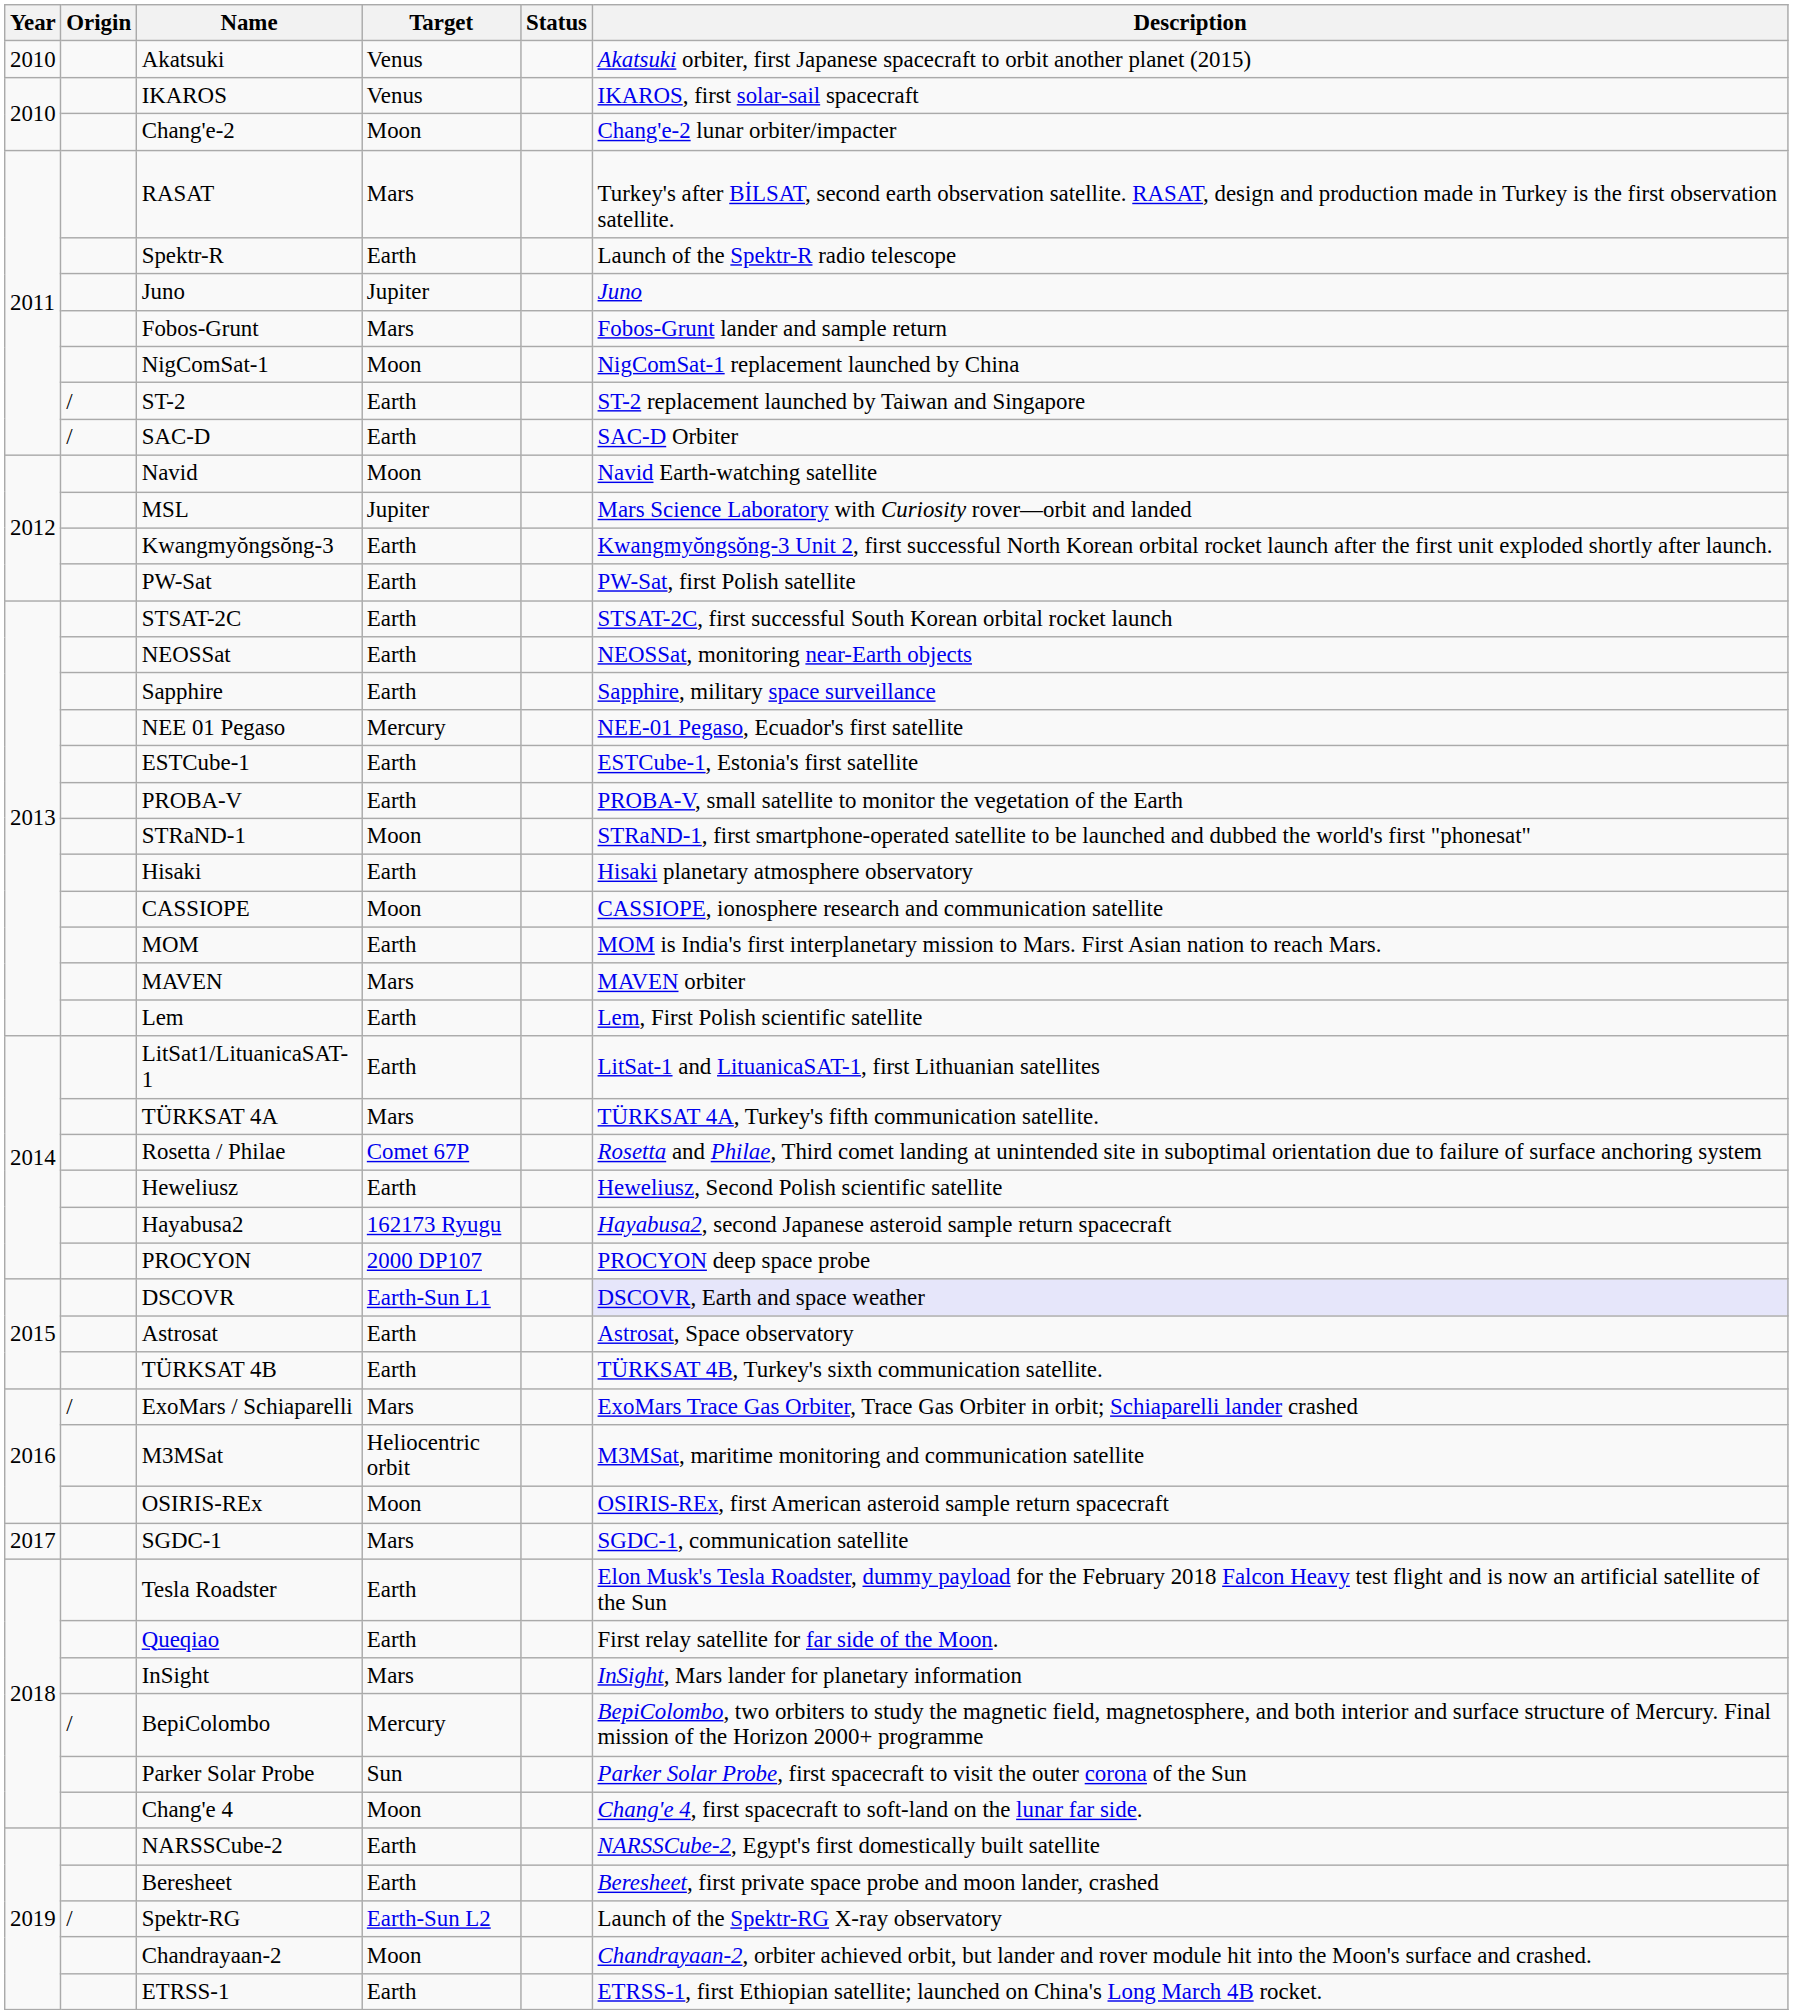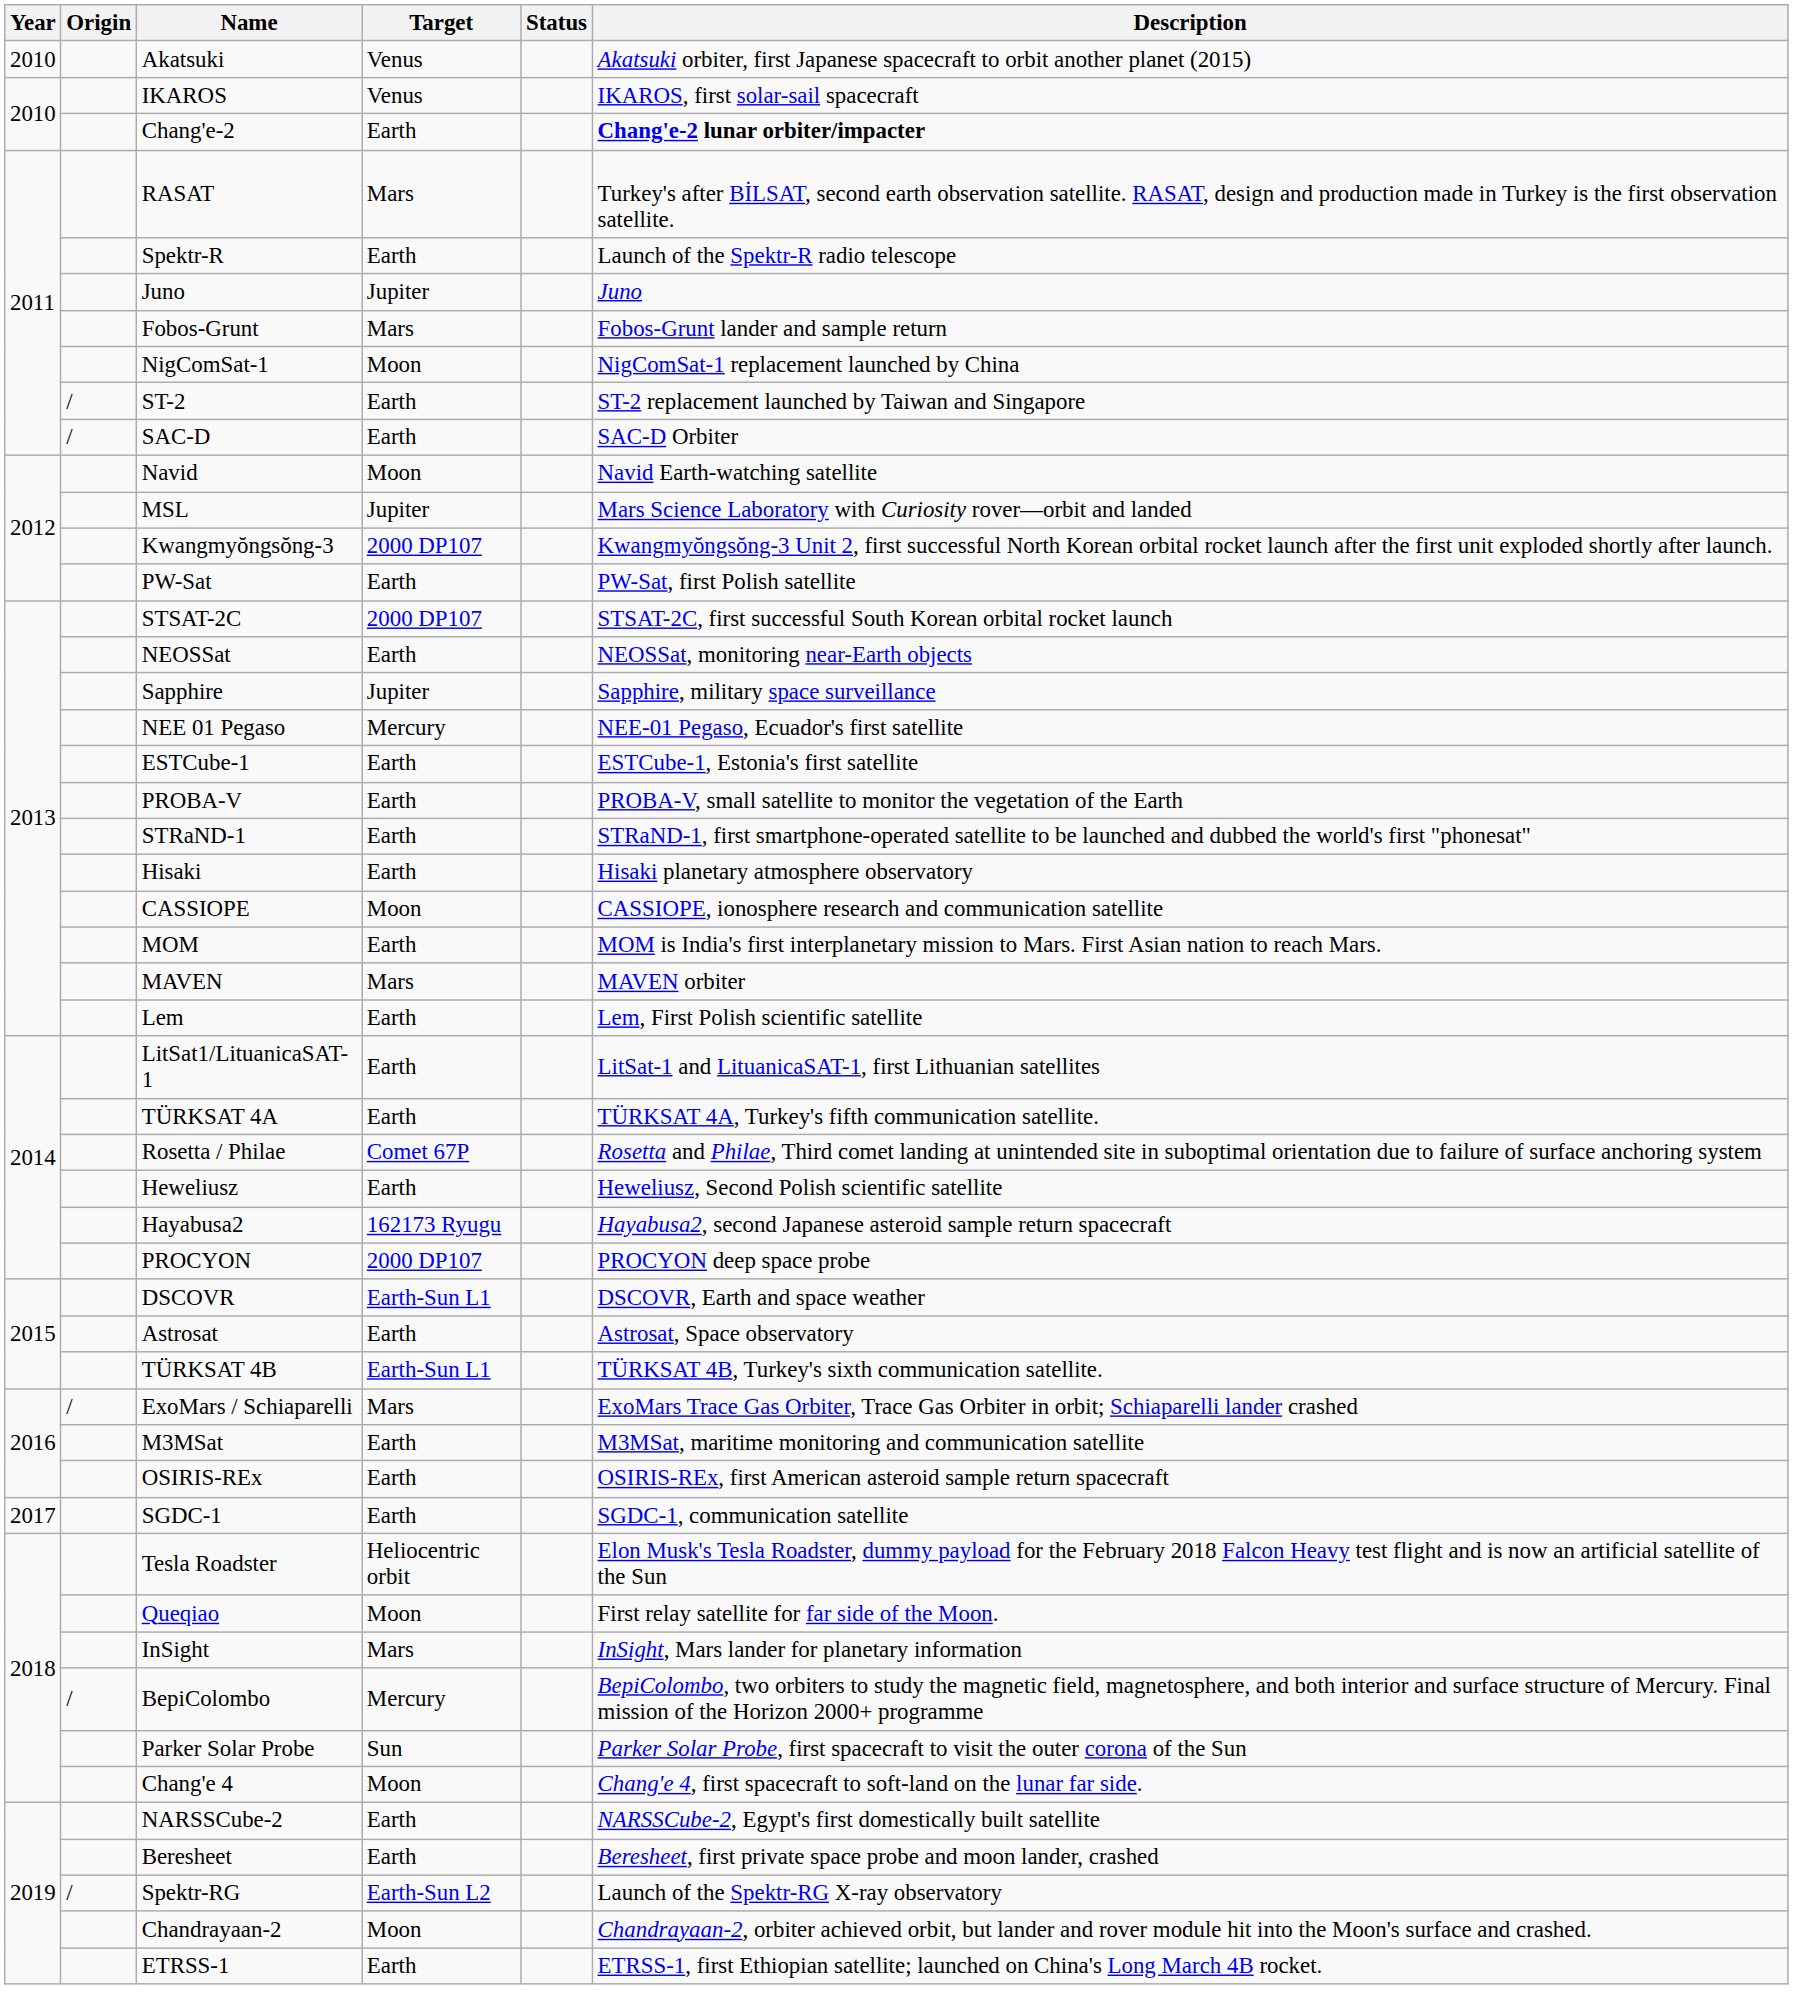(394, 131) Moon -> (392, 131) Earth
(747, 131) normal -> (761, 131) bold
(392, 545) Earth -> (424, 545) 2000 DP107
(392, 618) Earth -> (424, 618) 2000 DP107
(392, 690) Earth -> (398, 690) Jupiter
(394, 836) Moon -> (392, 836) Earth
(390, 1115) Mars -> (392, 1115) Earth
(761, 1297) lavender background -> (761, 1297) no background
(392, 1369) Earth -> (429, 1369) Earth-Sun L1
(423, 1455) Heliocentric orbit -> (392, 1442) Earth
(394, 1504) Moon -> (392, 1478) Earth
(390, 1540) Mars -> (392, 1515) Earth
(392, 1589) Earth -> (423, 1564) Heliocentric orbit
(392, 1639) Earth -> (394, 1613) Moon
